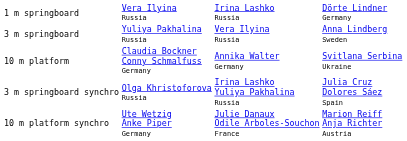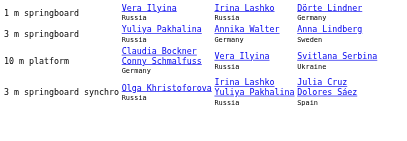(242, 34) Vera Ilyina Russia -> (247, 34) Annika Walter Germany
(247, 61) Annika Walter Germany -> (242, 61) Vera Ilyina Russia
- row: (57, 124)
